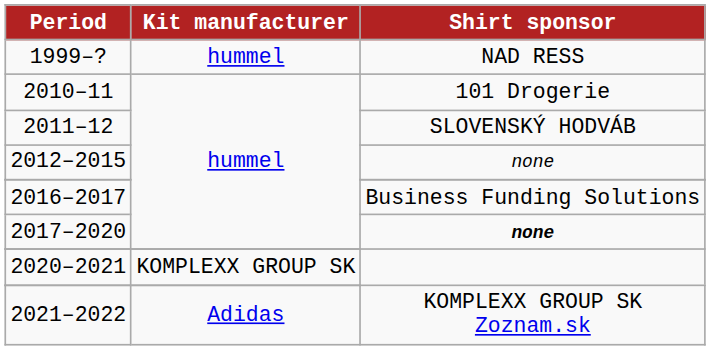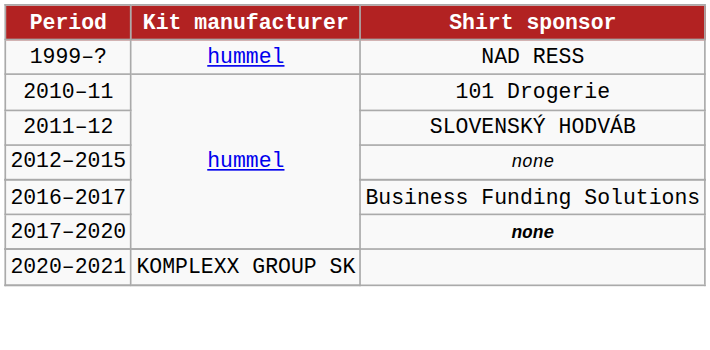- row: (68, 314)
